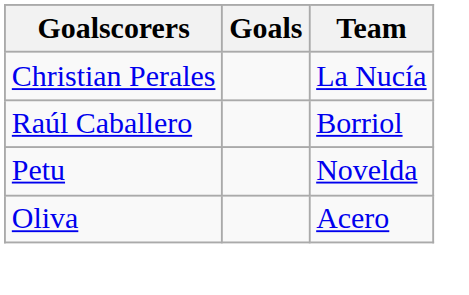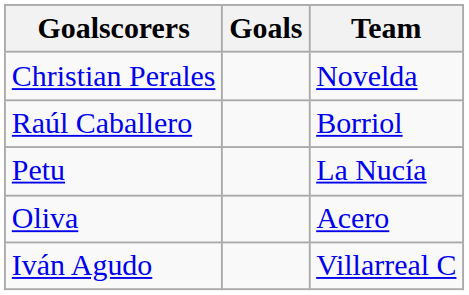(371, 75) La Nucía -> (367, 75) Novelda
(367, 170) Novelda -> (371, 170) La Nucía
+ row: (82, 265)
